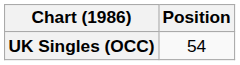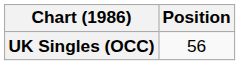(197, 45) 54 -> (197, 45) 56
